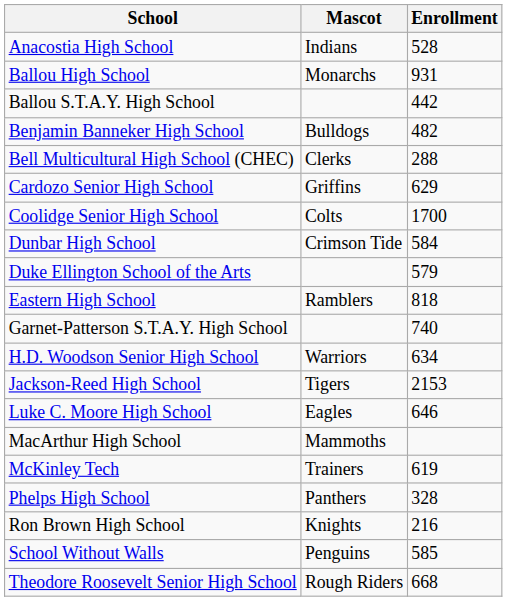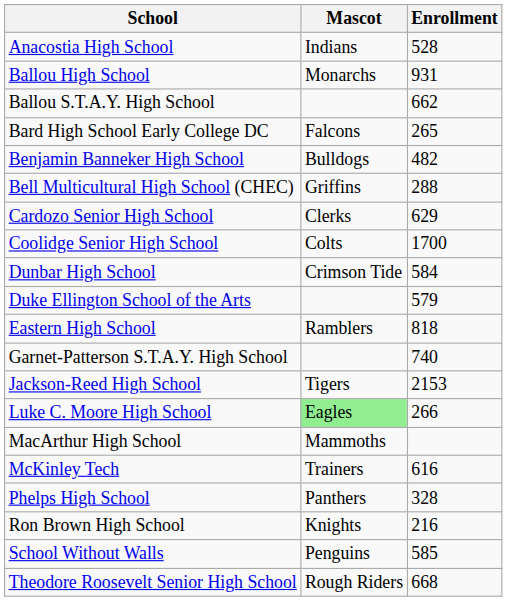(425, 103) 442 -> (425, 103) 662
+ row: (139, 131)
(328, 159) Clerks -> (333, 187) Griffins
(333, 187) Griffins -> (328, 215) Clerks
- row: (134, 356)
(329, 412) no background -> (329, 412) lightgreen background
(425, 412) 646 -> (425, 412) 266
(425, 469) 619 -> (425, 469) 616
